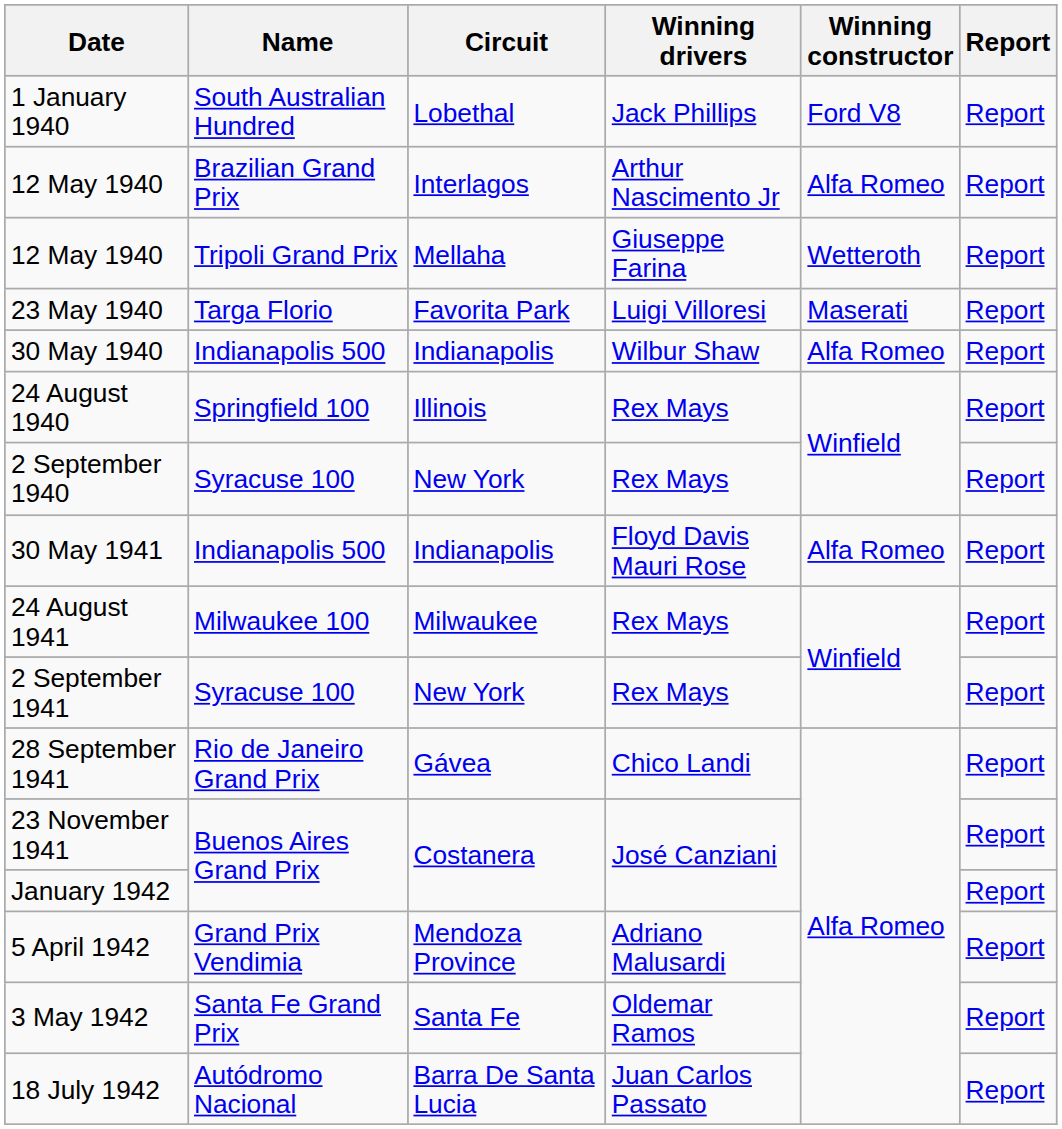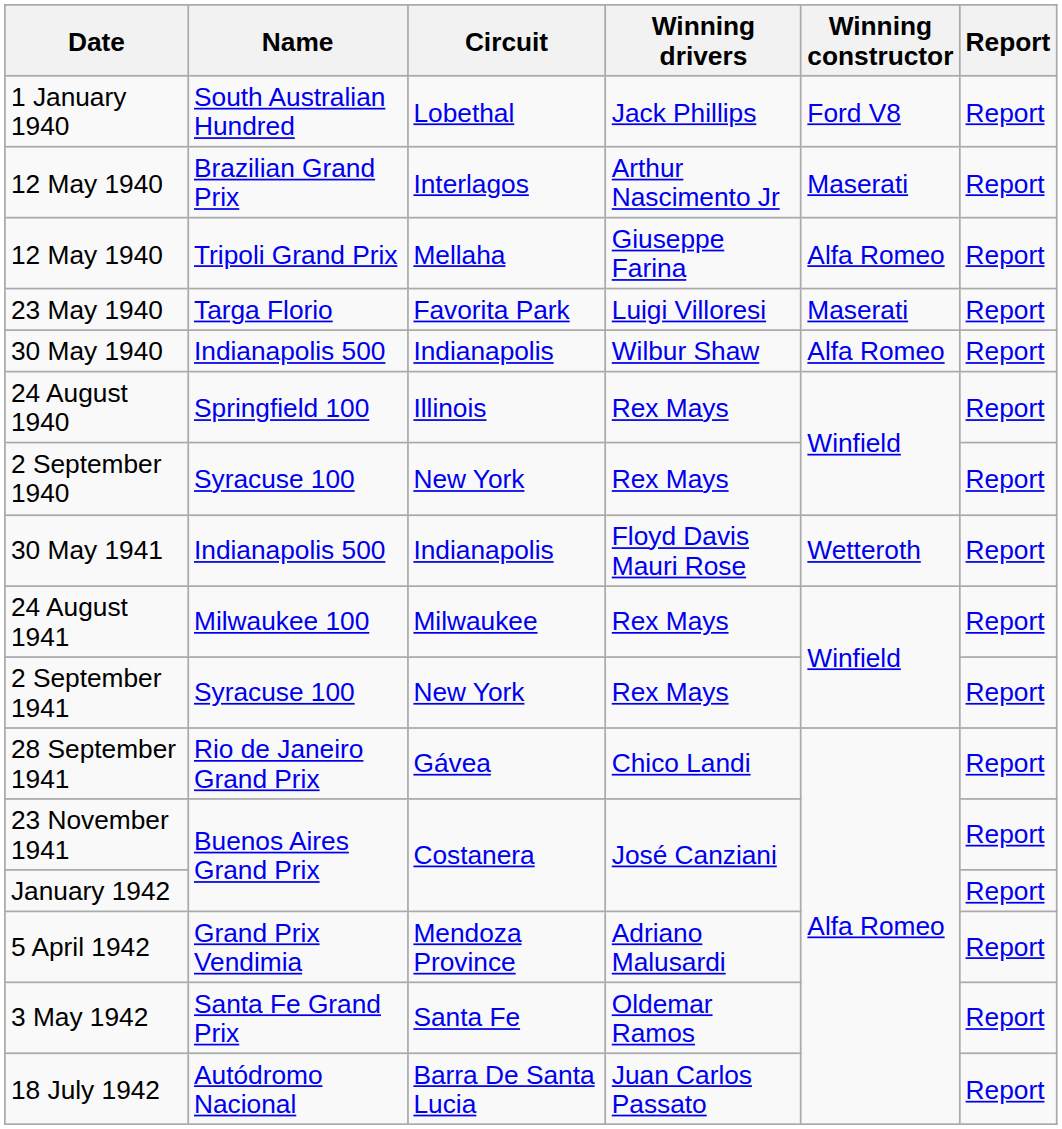(876, 183) Alfa Romeo -> (858, 183) Maserati
(864, 254) Wetteroth -> (876, 254) Alfa Romeo
(876, 550) Alfa Romeo -> (864, 550) Wetteroth
